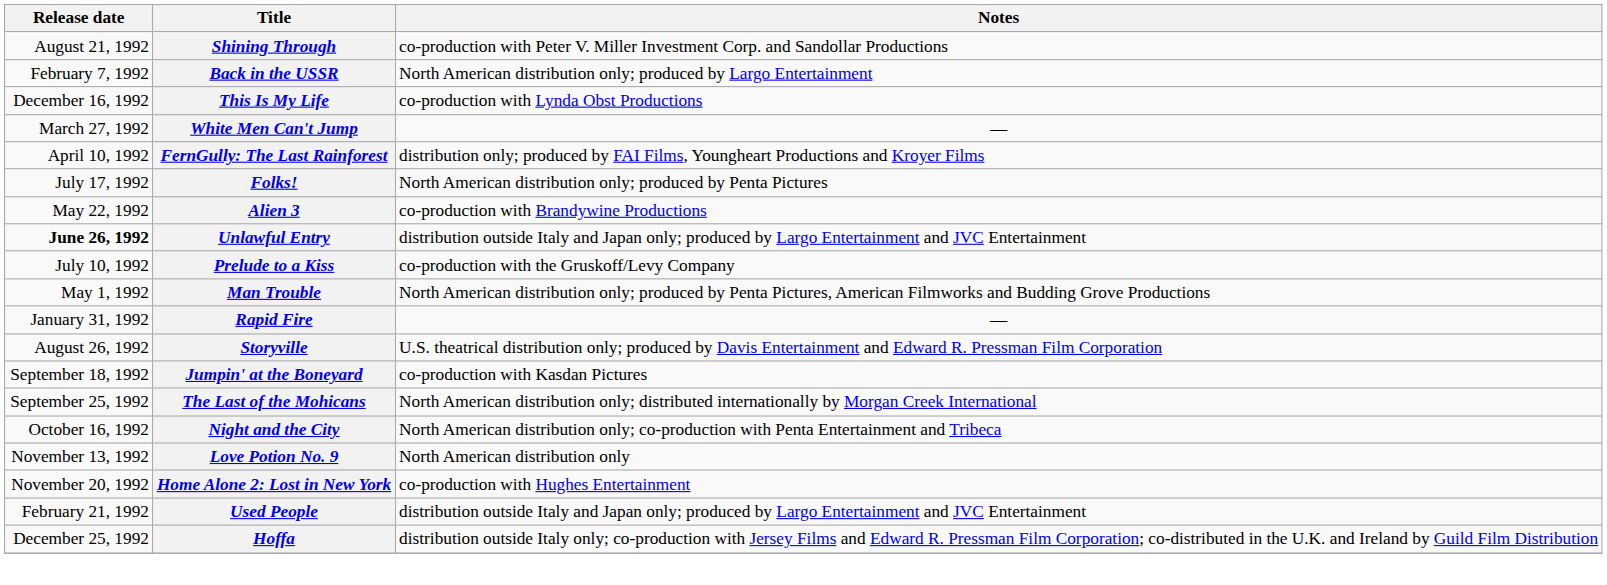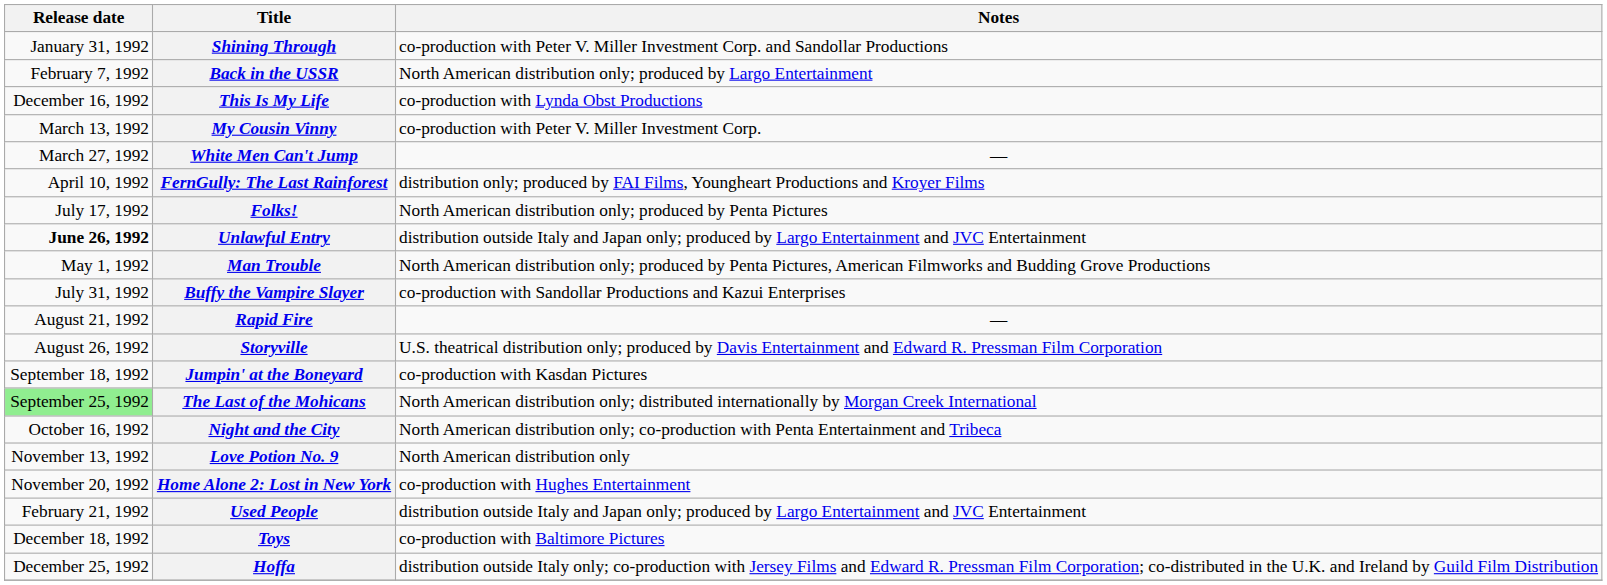(92, 45) August 21, 1992 -> (90, 45) January 31, 1992
+ row: (274, 127)
- row: (274, 210)
- row: (274, 264)
+ row: (274, 292)
(90, 319) January 31, 1992 -> (92, 319) August 21, 1992
(80, 401) no background -> (80, 401) lightgreen background
+ row: (274, 538)
